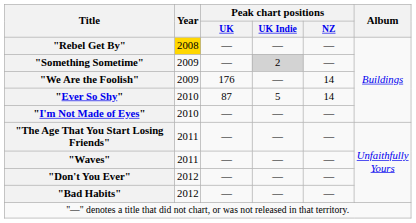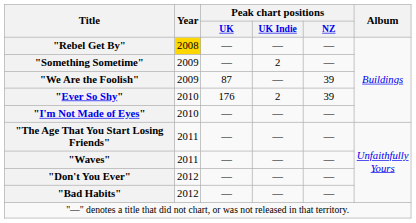(278, 62) lightgrey background -> (278, 62) no background
(226, 79) 176 -> (226, 79) 87
(329, 79) 14 -> (329, 79) 39
(226, 96) 87 -> (226, 96) 176
(278, 96) 5 -> (278, 96) 2
(329, 96) 14 -> (329, 96) 39
